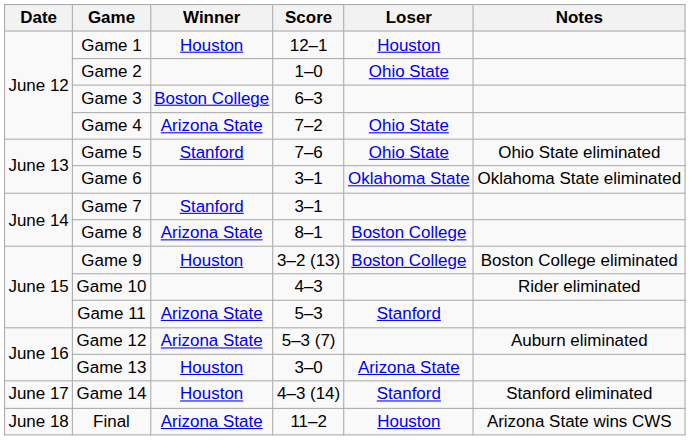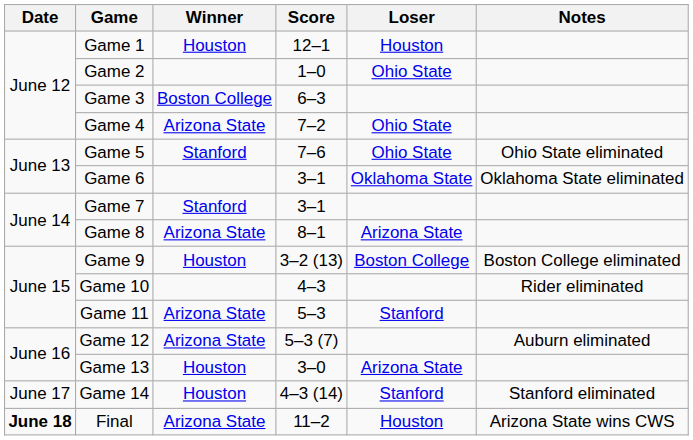(409, 233) Boston College -> (412, 233) Arizona State
(39, 421) normal -> (40, 421) bold
